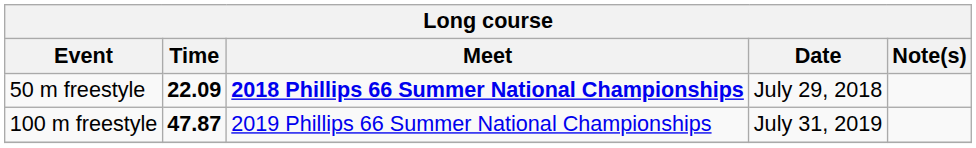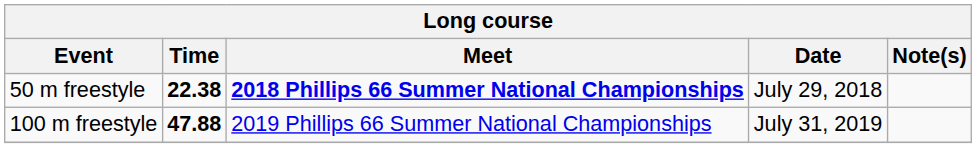(194, 90) 22.09 -> (194, 90) 22.38
(194, 124) 47.87 -> (194, 124) 47.88
